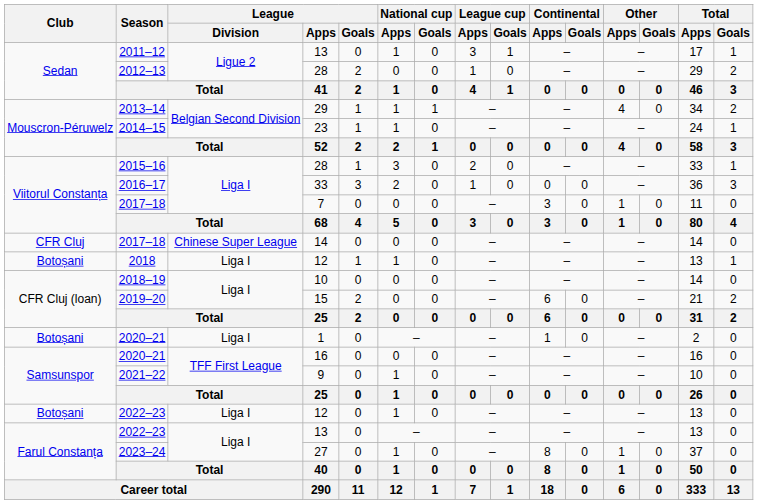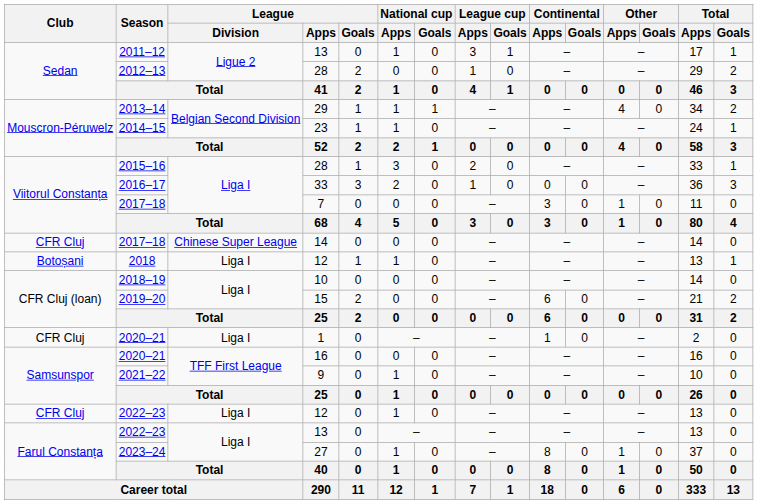(60, 337) Botoșani -> (60, 337) CFR Cluj
(60, 413) Botoșani -> (60, 413) CFR Cluj
